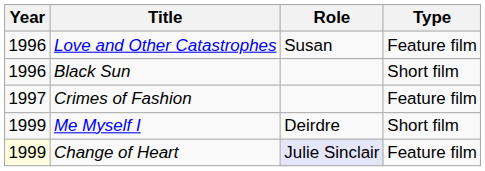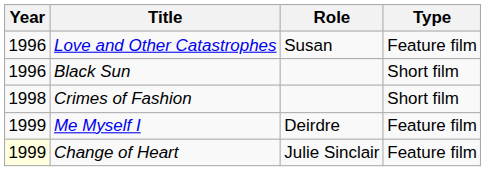(27, 98) 1997 -> (27, 98) 1998
(432, 98) Feature film -> (423, 98) Short film
(423, 125) Short film -> (432, 125) Feature film
(332, 152) lavender background -> (332, 152) no background
